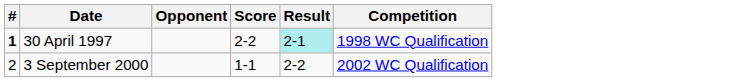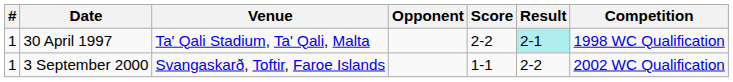+ column: (270, 16)
(12, 40) bold -> (12, 40) normal
(12, 64) 2 -> (12, 64) 1
